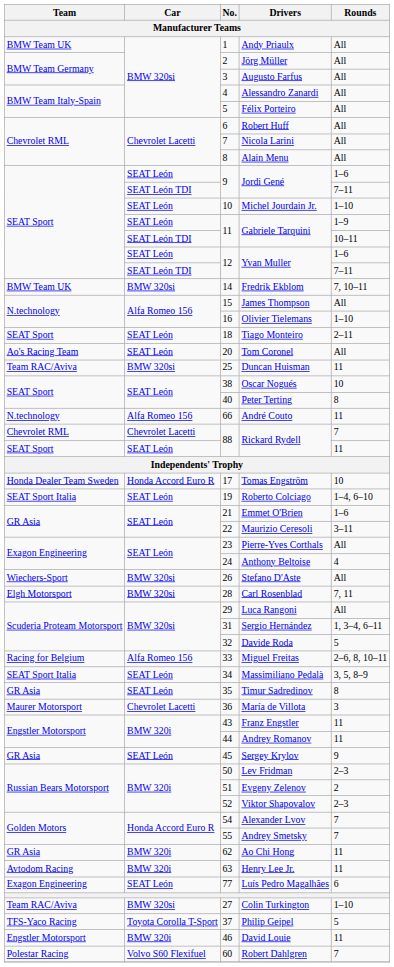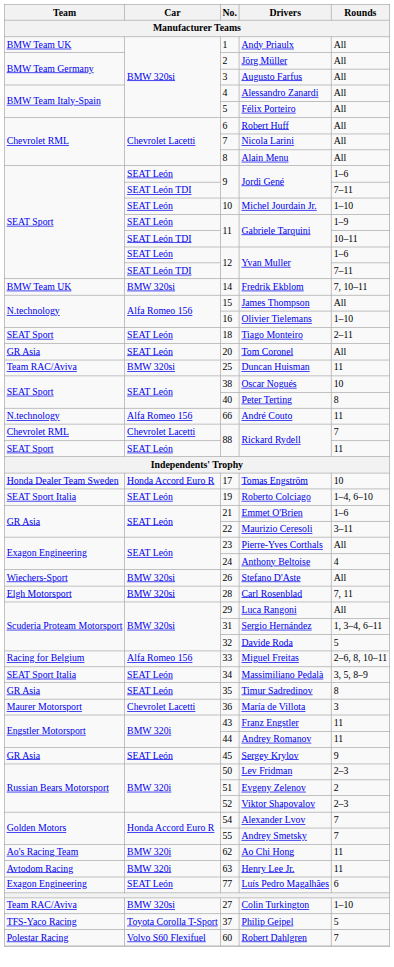(42, 351) Ao's Racing Team -> (23, 351) GR Asia
(23, 852) GR Asia -> (42, 852) Ao's Racing Team
- row: (149, 937)
